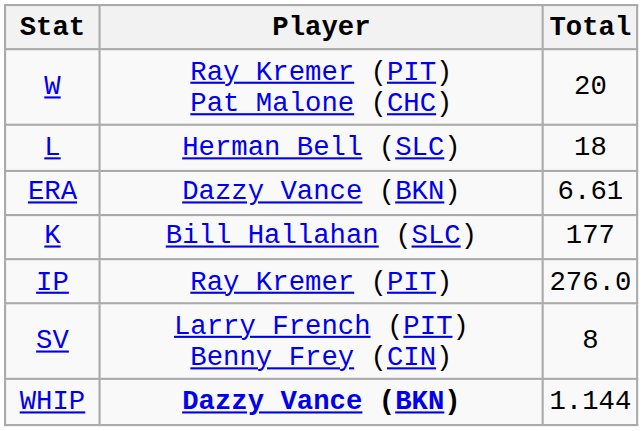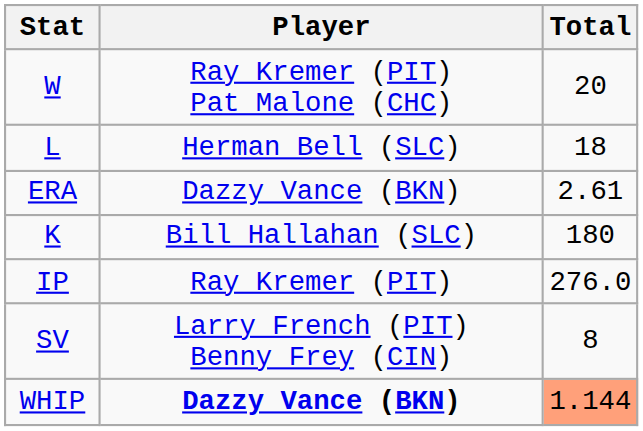(590, 192) 6.61 -> (590, 192) 2.61
(590, 237) 177 -> (590, 237) 180
(590, 402) no background -> (590, 402) lightsalmon background
